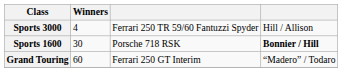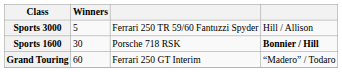(75, 28) 4 -> (75, 28) 5
